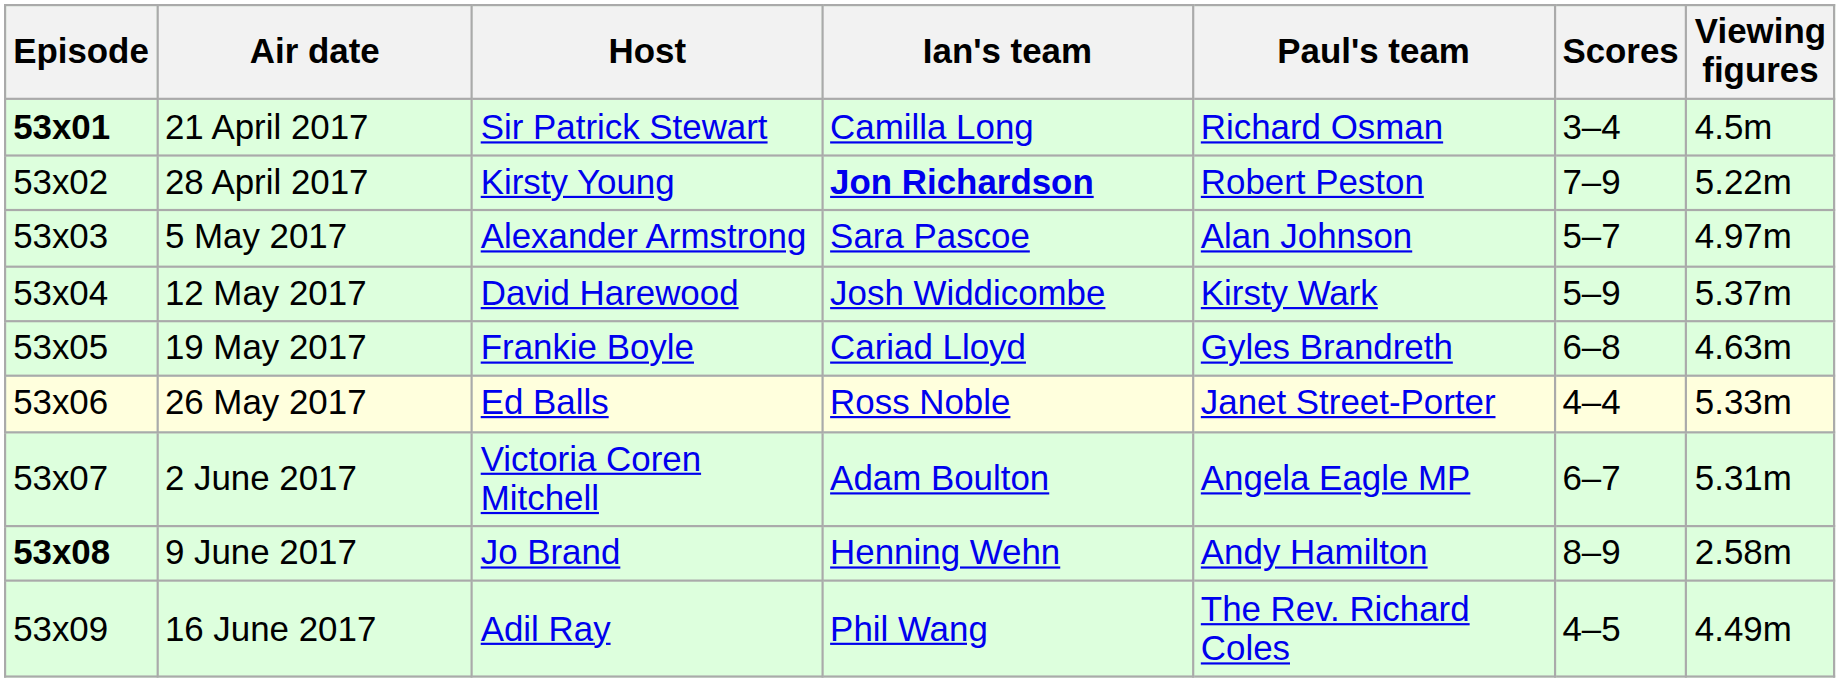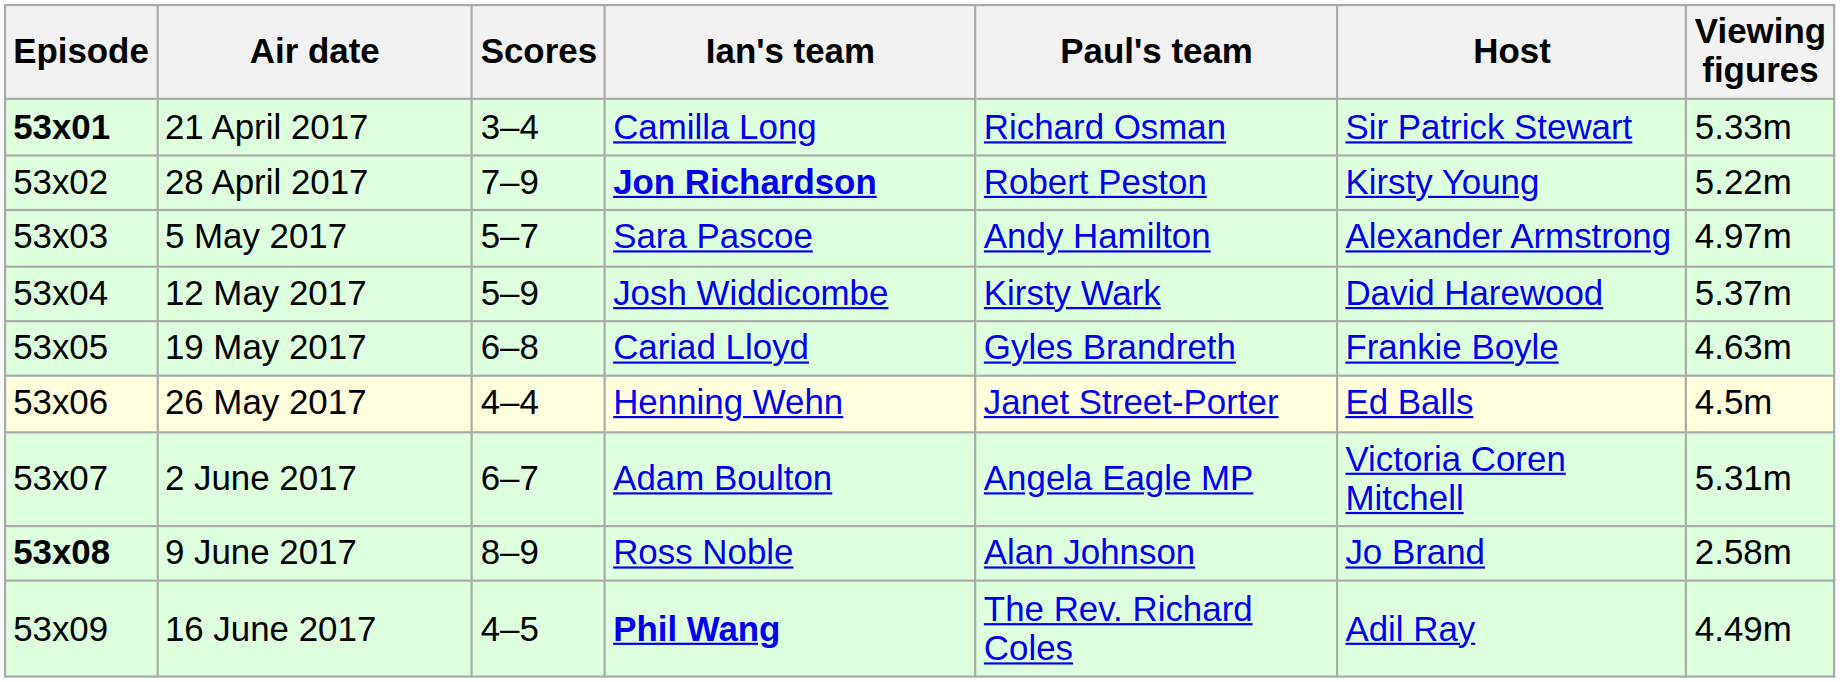columns swapped: (647, 51) <-> (1621, 51)
(1734, 126) 4.5m -> (1743, 126) 5.33m
(1307, 237) Alan Johnson -> (1097, 237) Andy Hamilton
(920, 403) Ross Noble -> (728, 403) Henning Wehn
(1743, 403) 5.33m -> (1734, 403) 4.5m
(945, 553) Henning Wehn -> (703, 553) Ross Noble
(1314, 553) Andy Hamilton -> (1090, 553) Alan Johnson
(909, 628) normal -> (697, 628) bold
